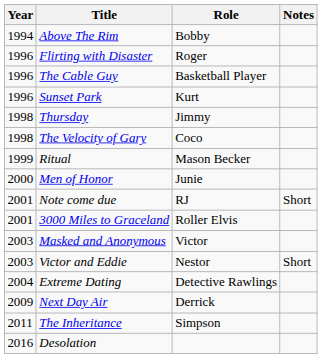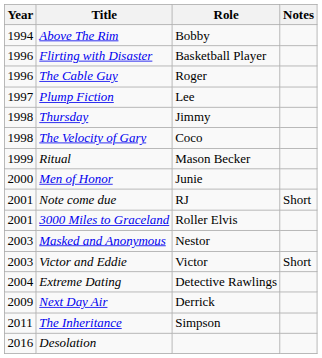(191, 55) Roger -> (221, 55) Basketball Player
(221, 76) Basketball Player -> (191, 76) Roger
- row: (70, 96)
+ row: (77, 96)
(191, 240) Victor -> (192, 240) Nestor
(192, 261) Nestor -> (191, 261) Victor
